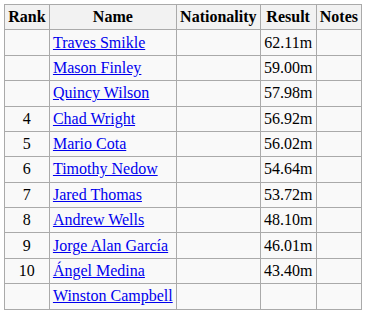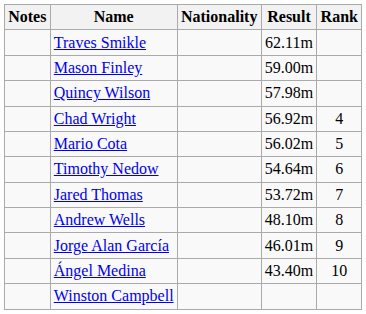columns swapped: (27, 17) <-> (339, 17)
